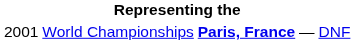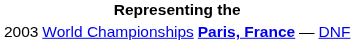(21, 31) 2001 -> (21, 31) 2003
